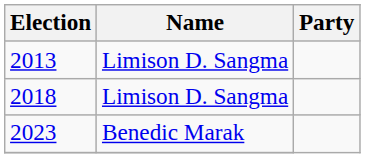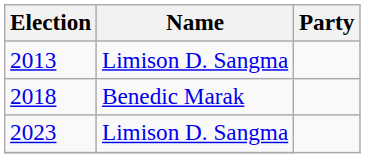(195, 96) Limison D. Sangma -> (173, 96) Benedic Marak
(173, 133) Benedic Marak -> (195, 133) Limison D. Sangma
